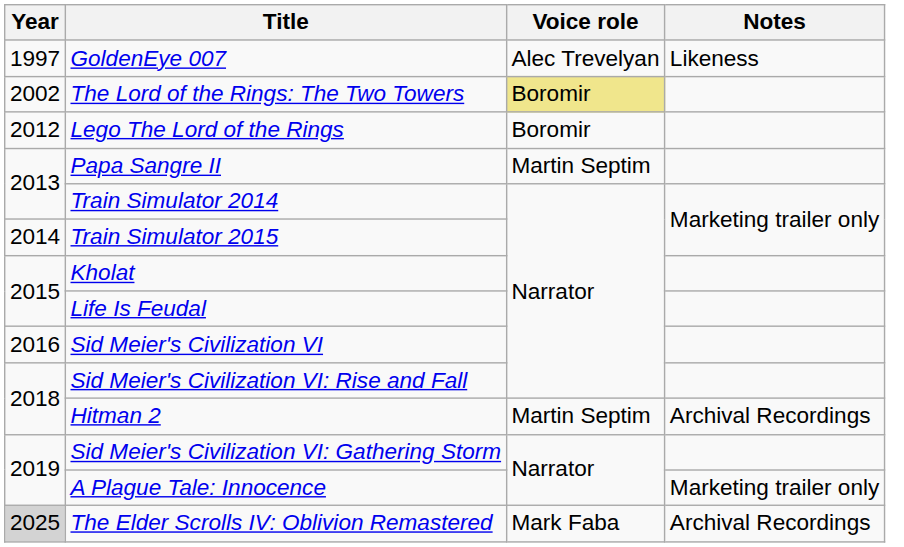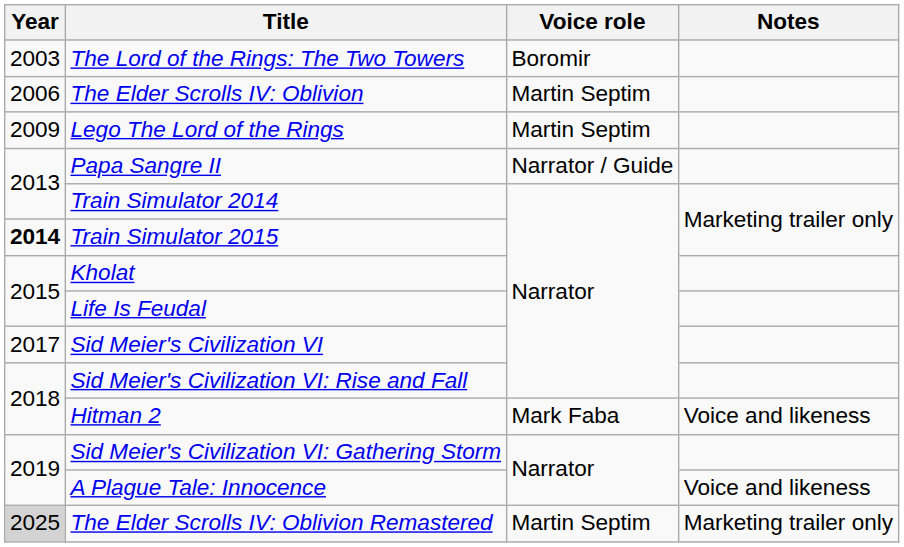- row: (148, 58)
(35, 93) 2002 -> (35, 58) 2003
(551, 93) khaki background -> (551, 58) no background
+ row: (217, 93)
(35, 129) 2012 -> (35, 129) 2009
(551, 129) Boromir -> (581, 129) Martin Septim
(581, 165) Martin Septim -> (592, 165) Narrator / Guide
(35, 237) normal -> (35, 237) bold
(35, 344) 2016 -> (35, 344) 2017
(581, 415) Martin Septim -> (565, 415) Mark Faba
(770, 415) Archival Recordings -> (777, 415) Voice and likeness
(775, 487) Marketing trailer only -> (777, 487) Voice and likeness
(565, 523) Mark Faba -> (581, 523) Martin Septim
(770, 523) Archival Recordings -> (788, 523) Marketing trailer only
